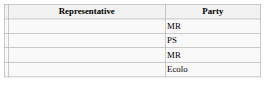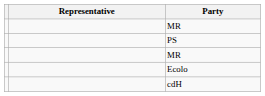+ row: (6, 84)
